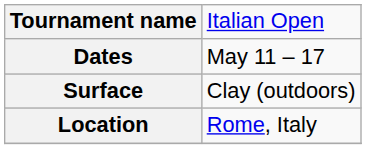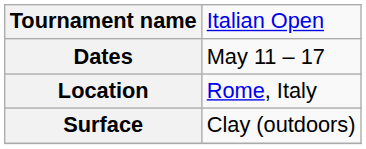rows swapped: (103, 90) <-> (103, 125)
